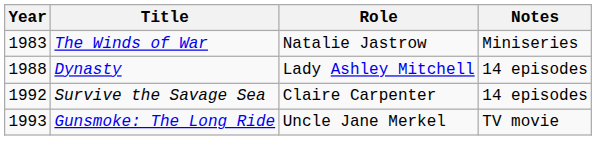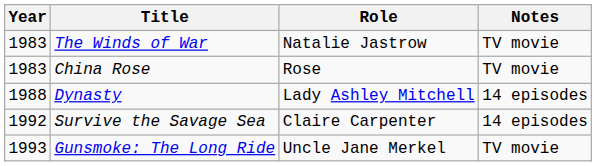(530, 44) Miniseries -> (521, 44) TV movie
+ row: (102, 70)
